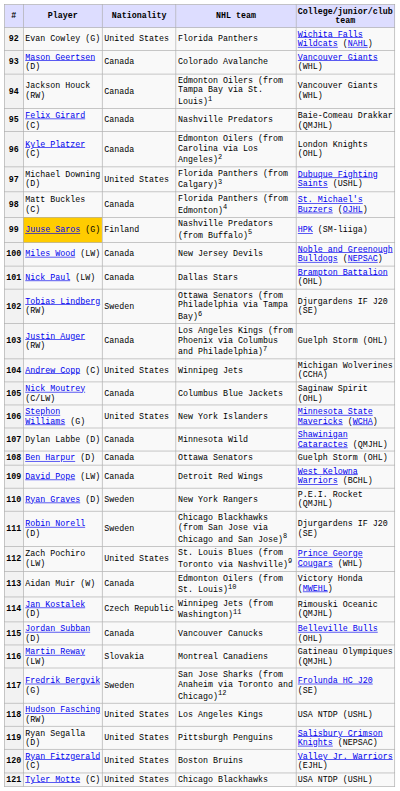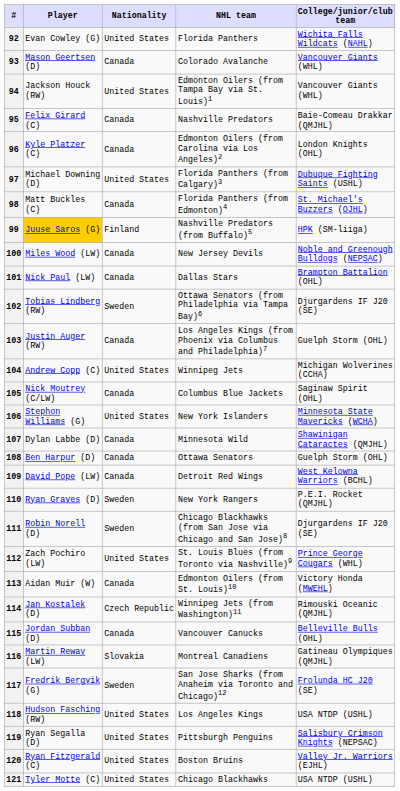(119, 91) Canada -> (137, 91) United States
